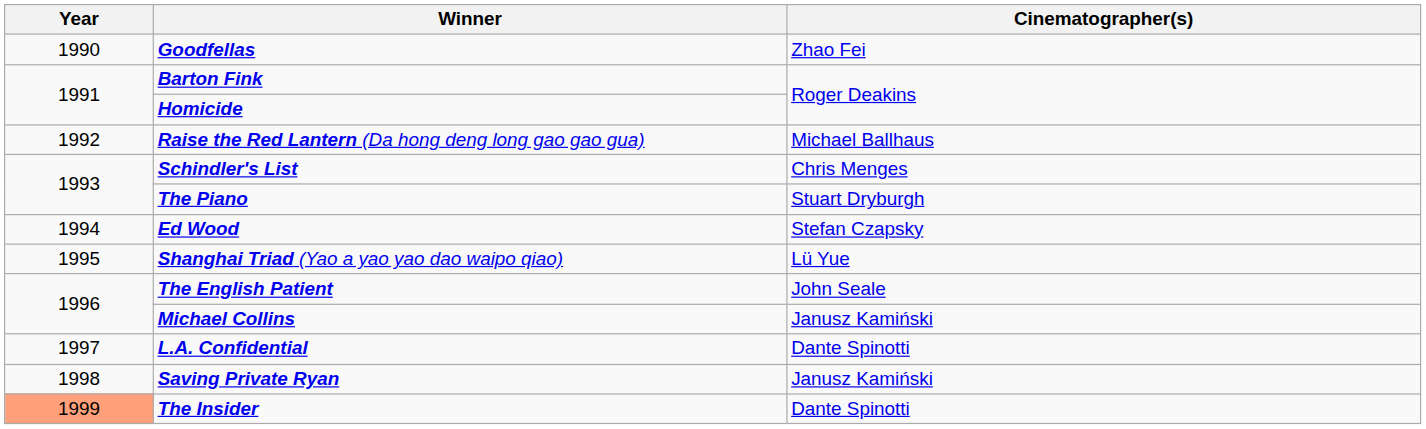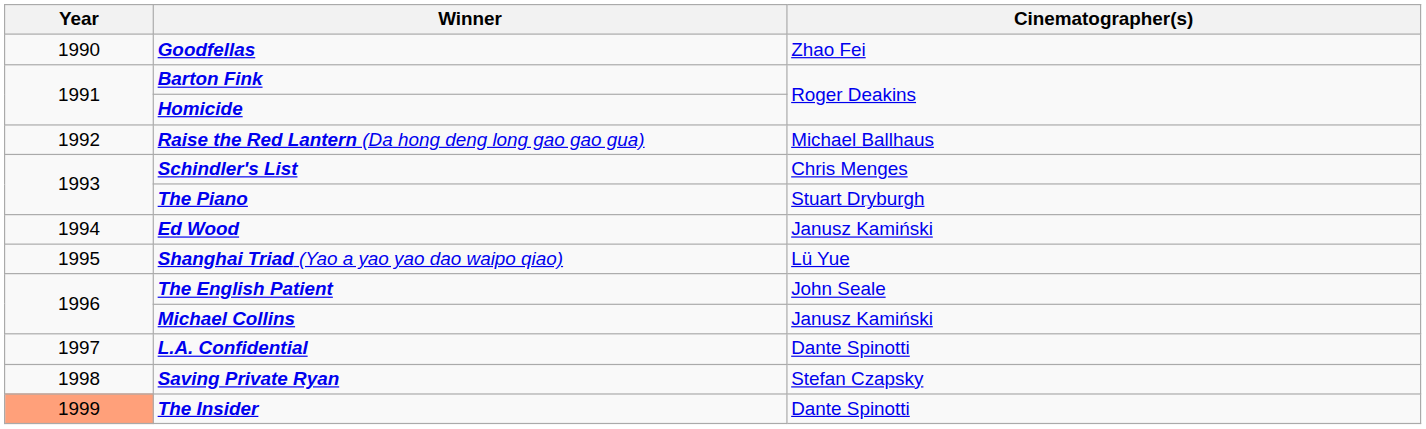(857, 229) Stefan Czapsky -> (862, 229) Janusz Kamiński
(862, 378) Janusz Kamiński -> (857, 378) Stefan Czapsky
